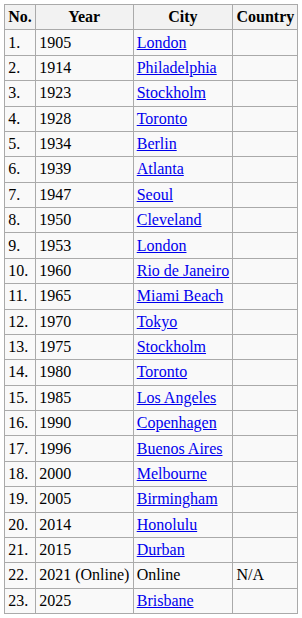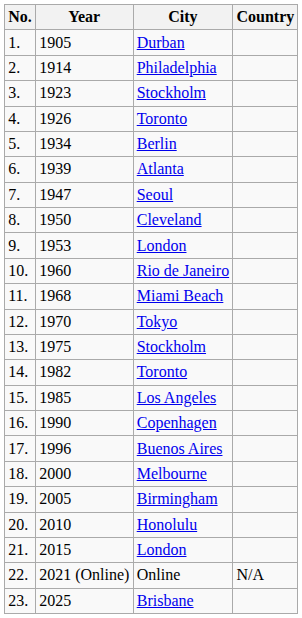(162, 42) London -> (161, 42) Durban
(55, 118) 1928 -> (55, 118) 1926
(55, 296) 1965 -> (55, 296) 1968
(55, 372) 1980 -> (55, 372) 1982
(55, 524) 2014 -> (55, 524) 2010
(161, 550) Durban -> (162, 550) London
